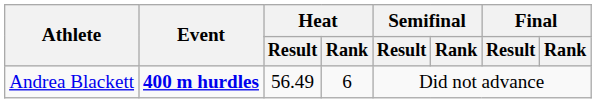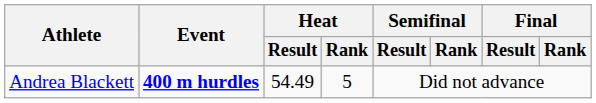(292, 82) 56.49 -> (292, 82) 54.49
(347, 82) 6 -> (347, 82) 5
